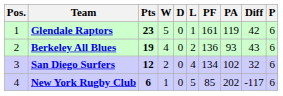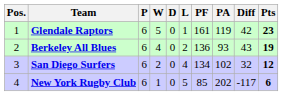columns swapped: (272, 13) <-> (148, 13)
